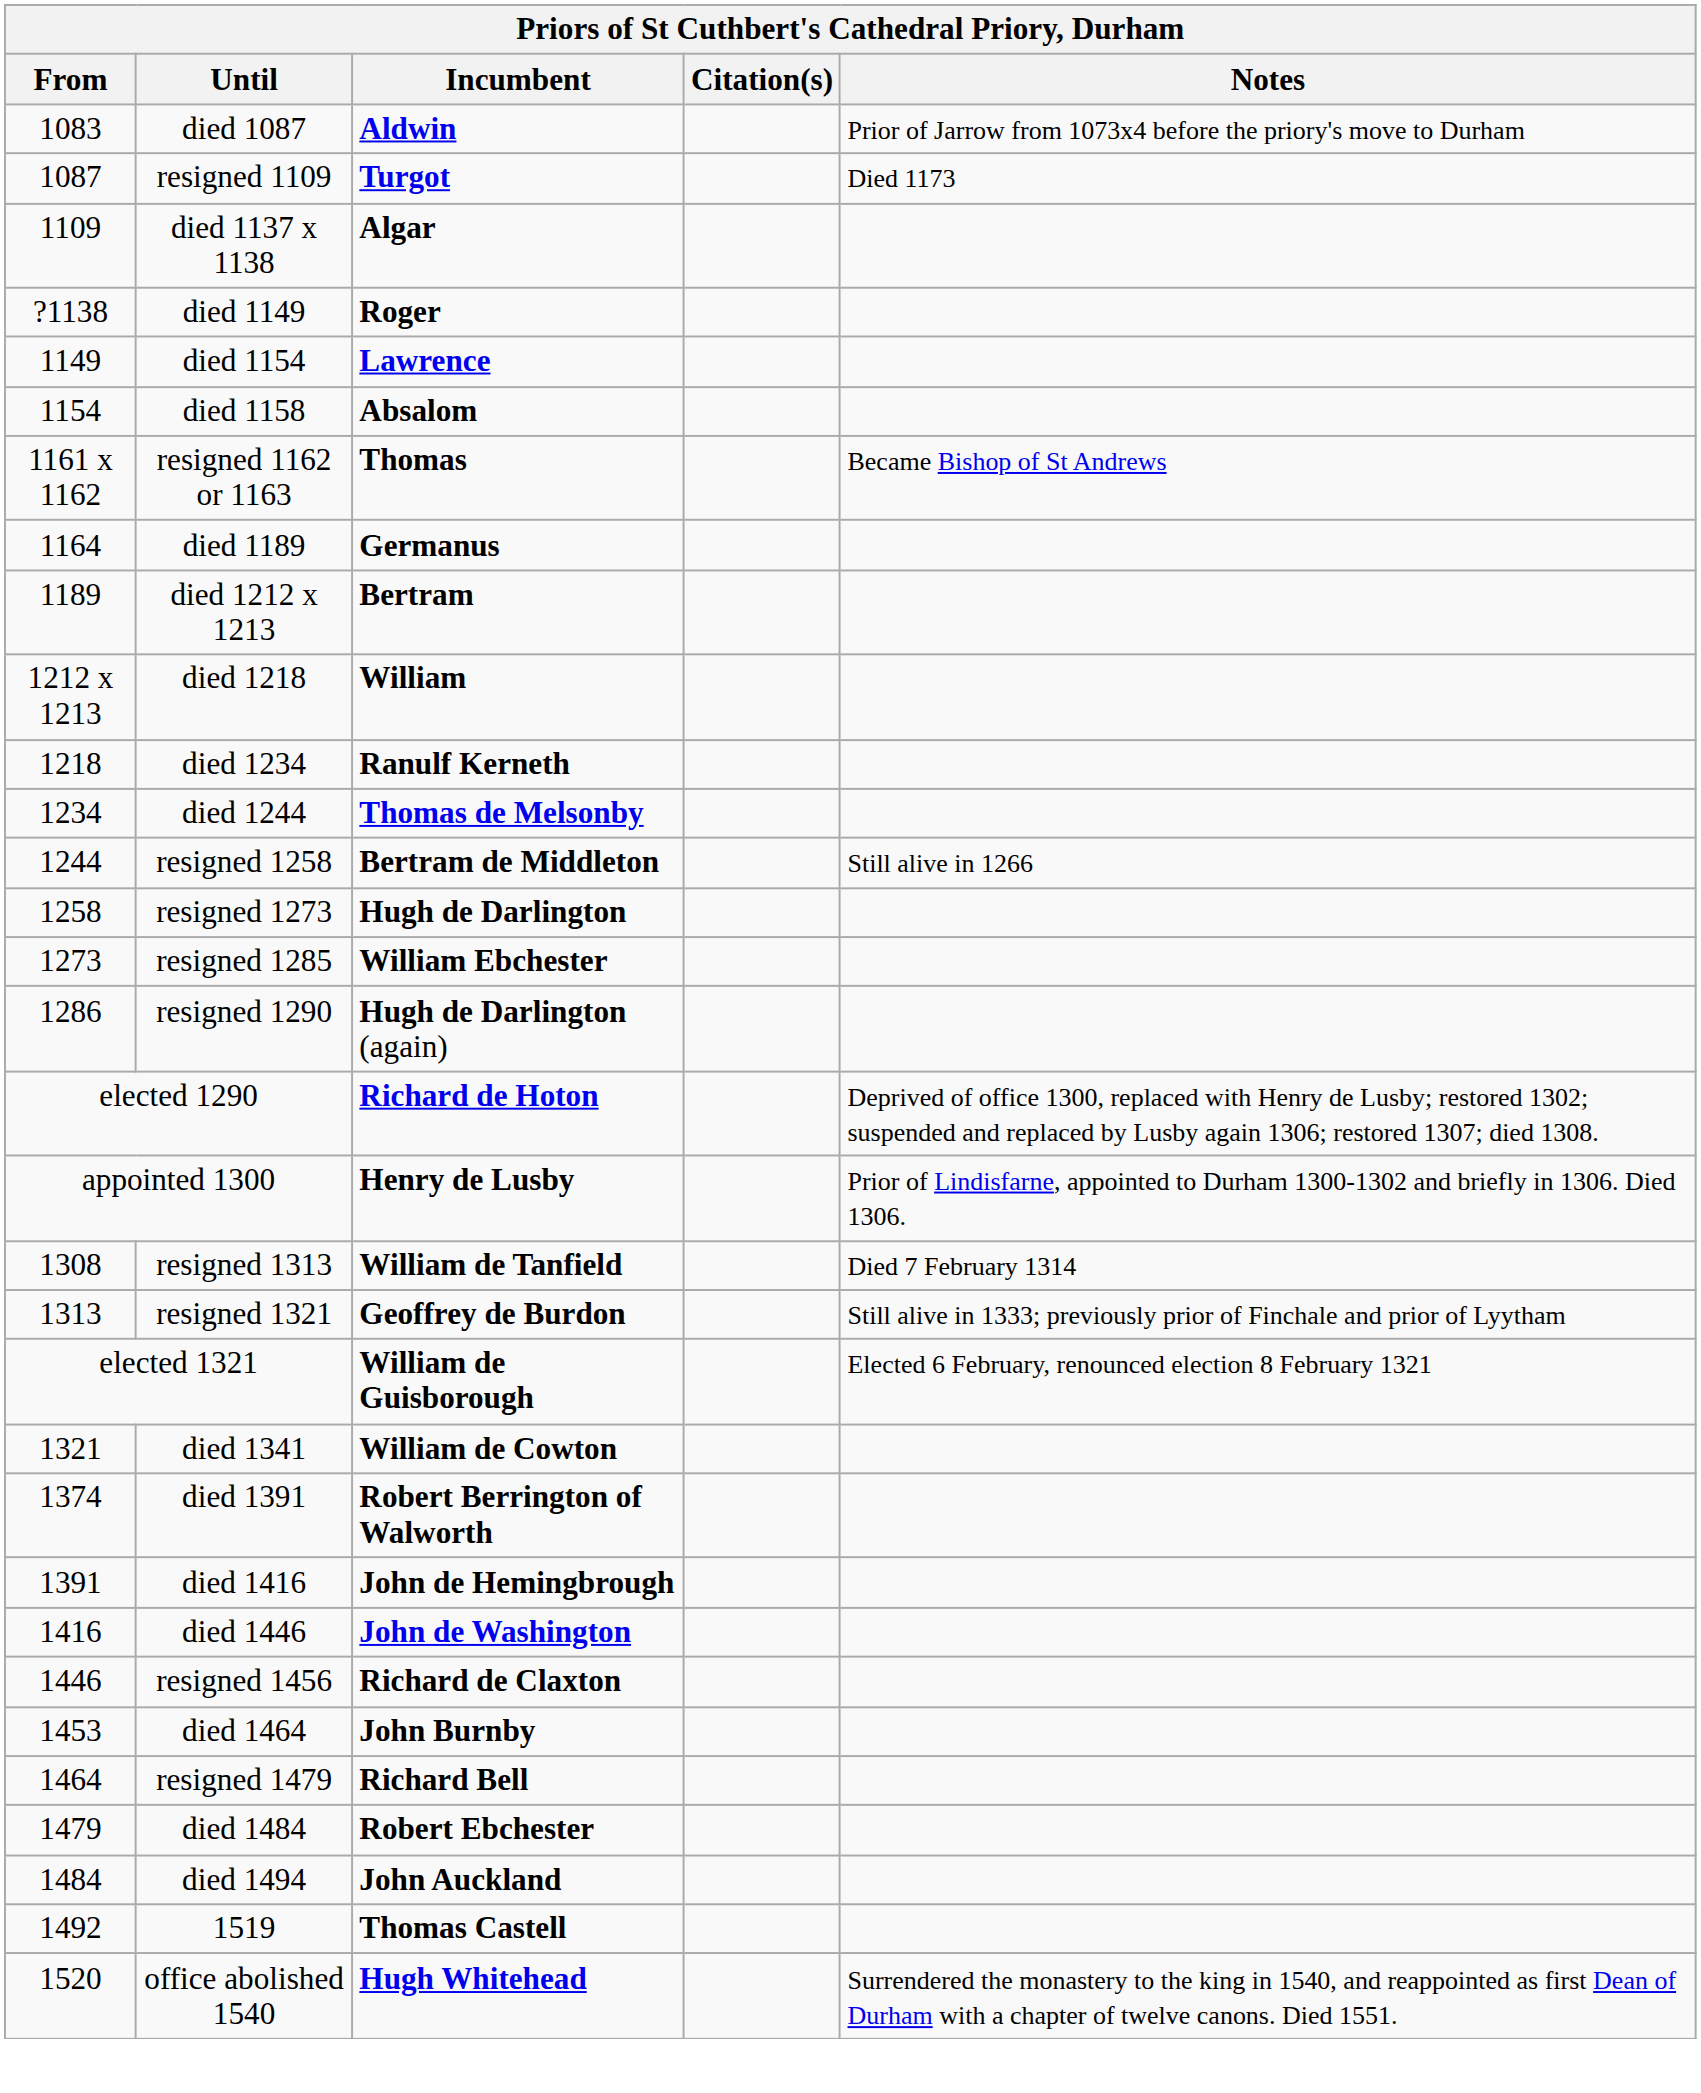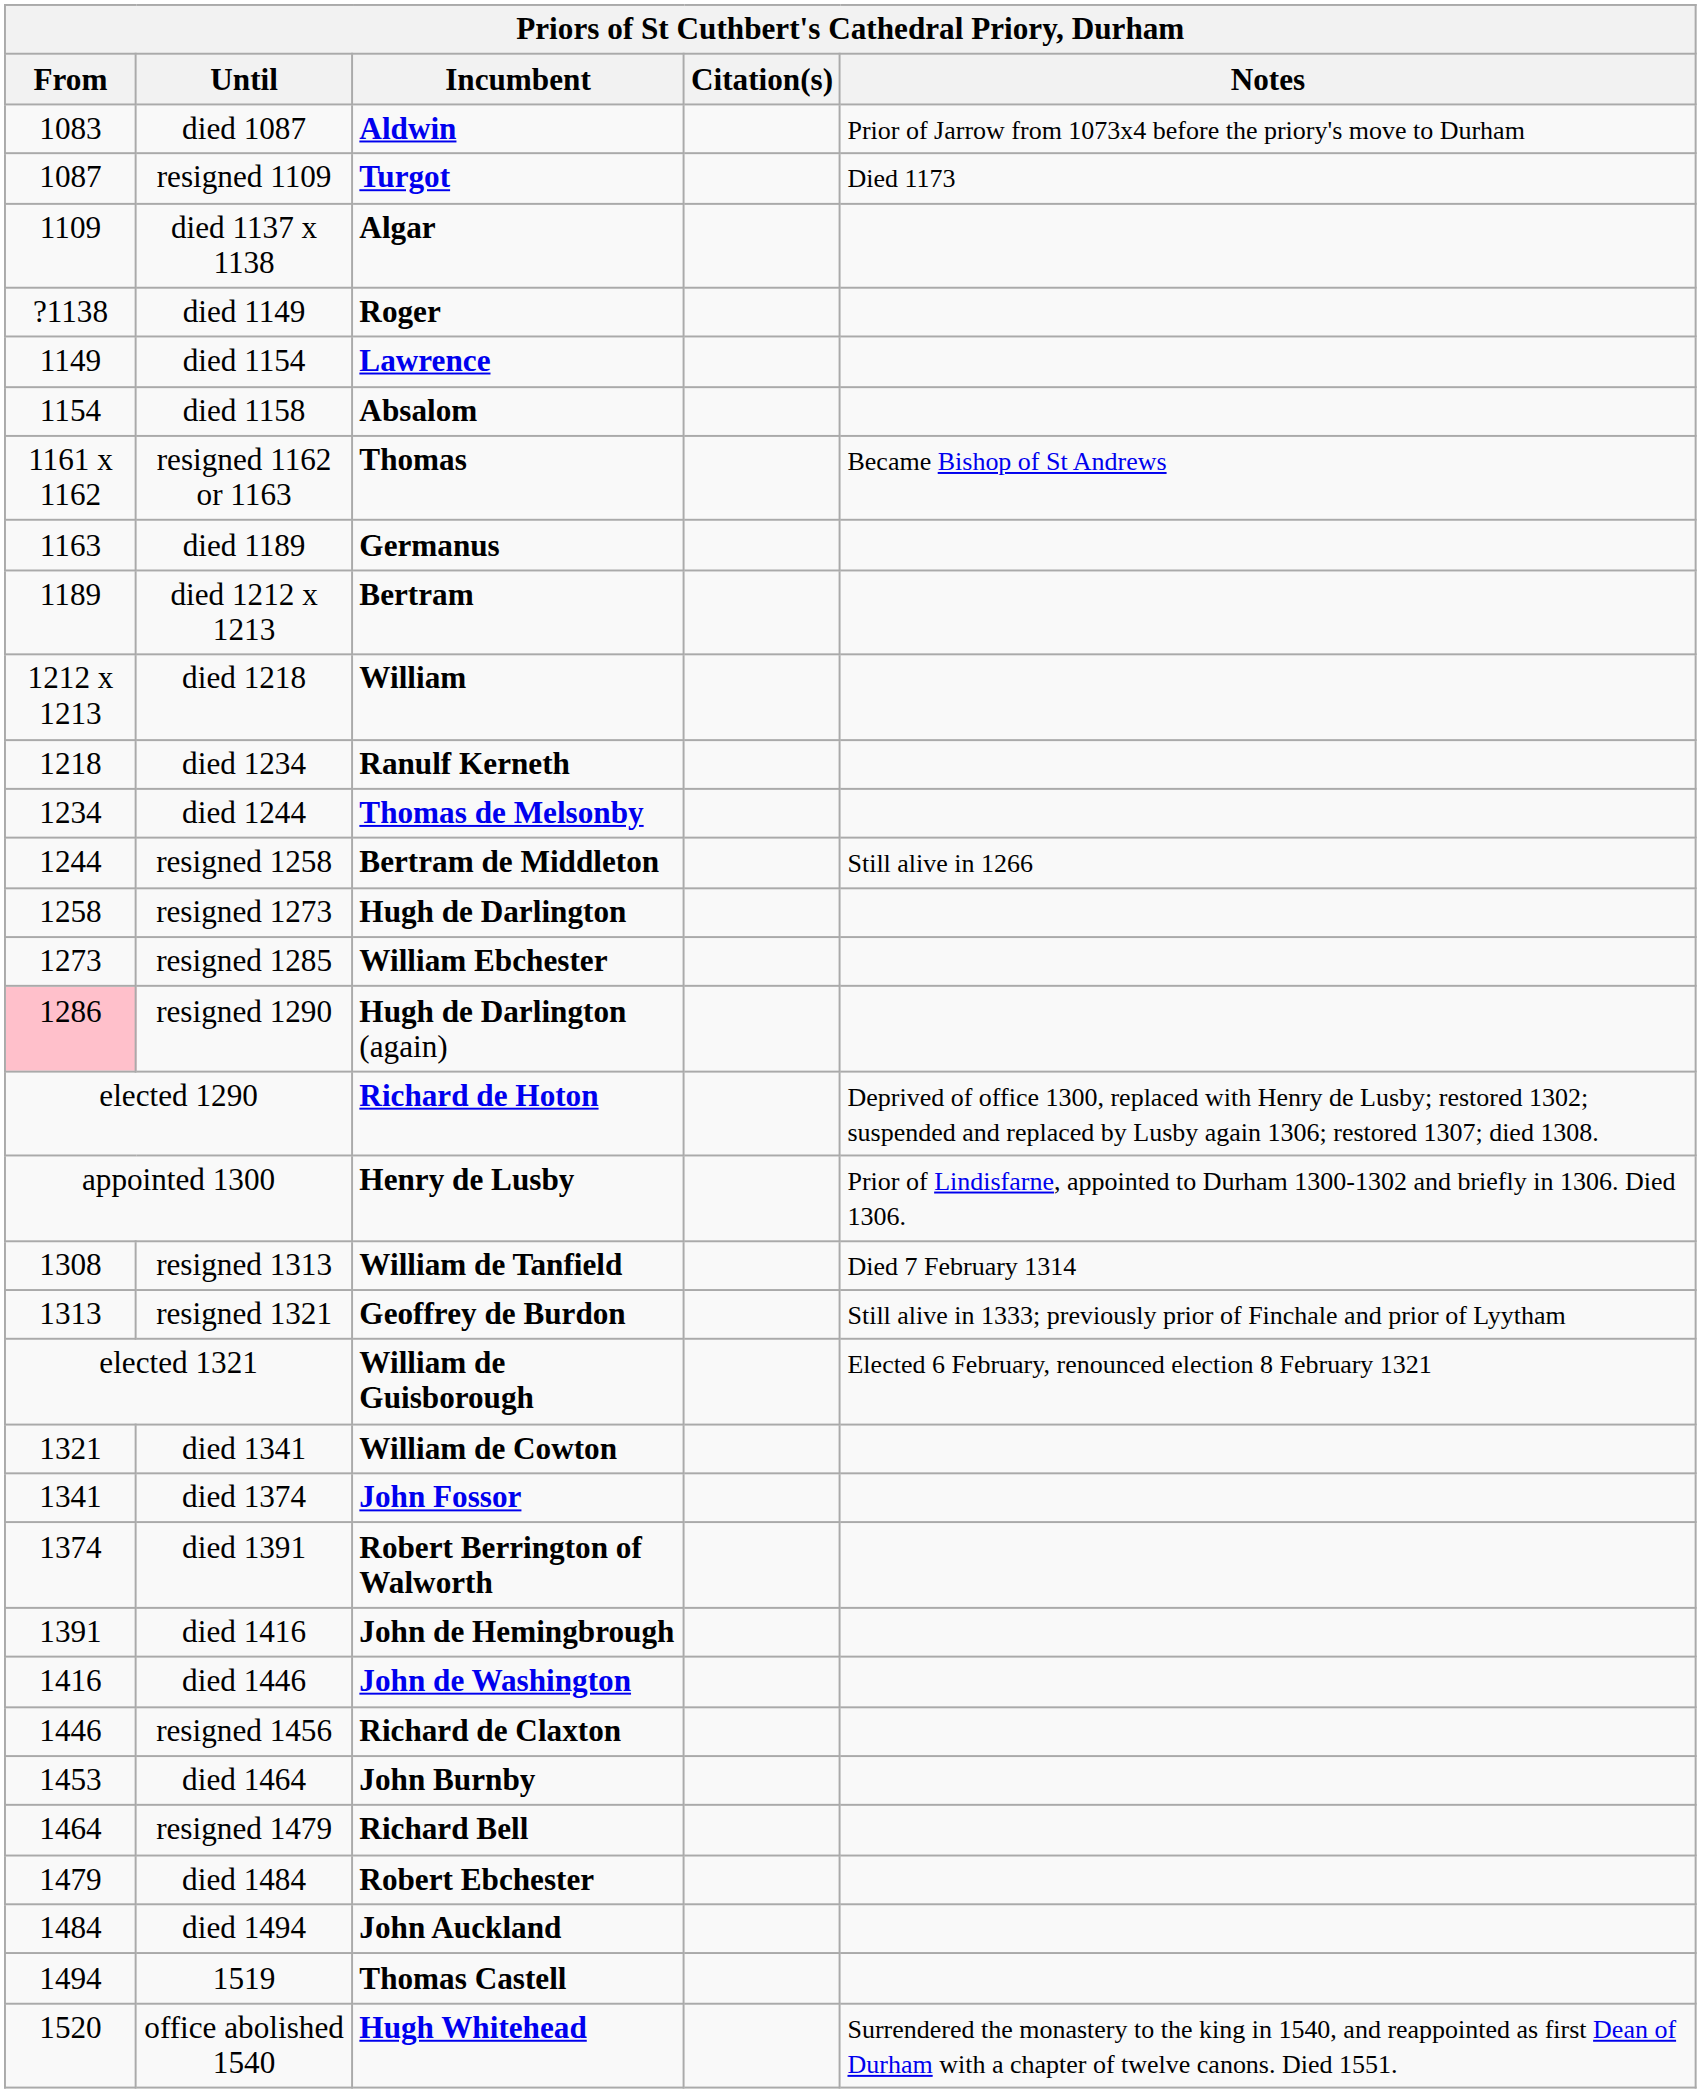(70, 544) 1164 -> (70, 544) 1163
(70, 1010) no background -> (70, 1010) pink background
+ row: (244, 1497)
(70, 1928) 1492 -> (70, 1978) 1494
